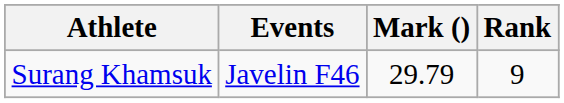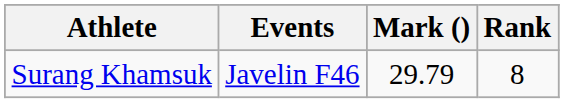(517, 73) 9 -> (517, 73) 8
